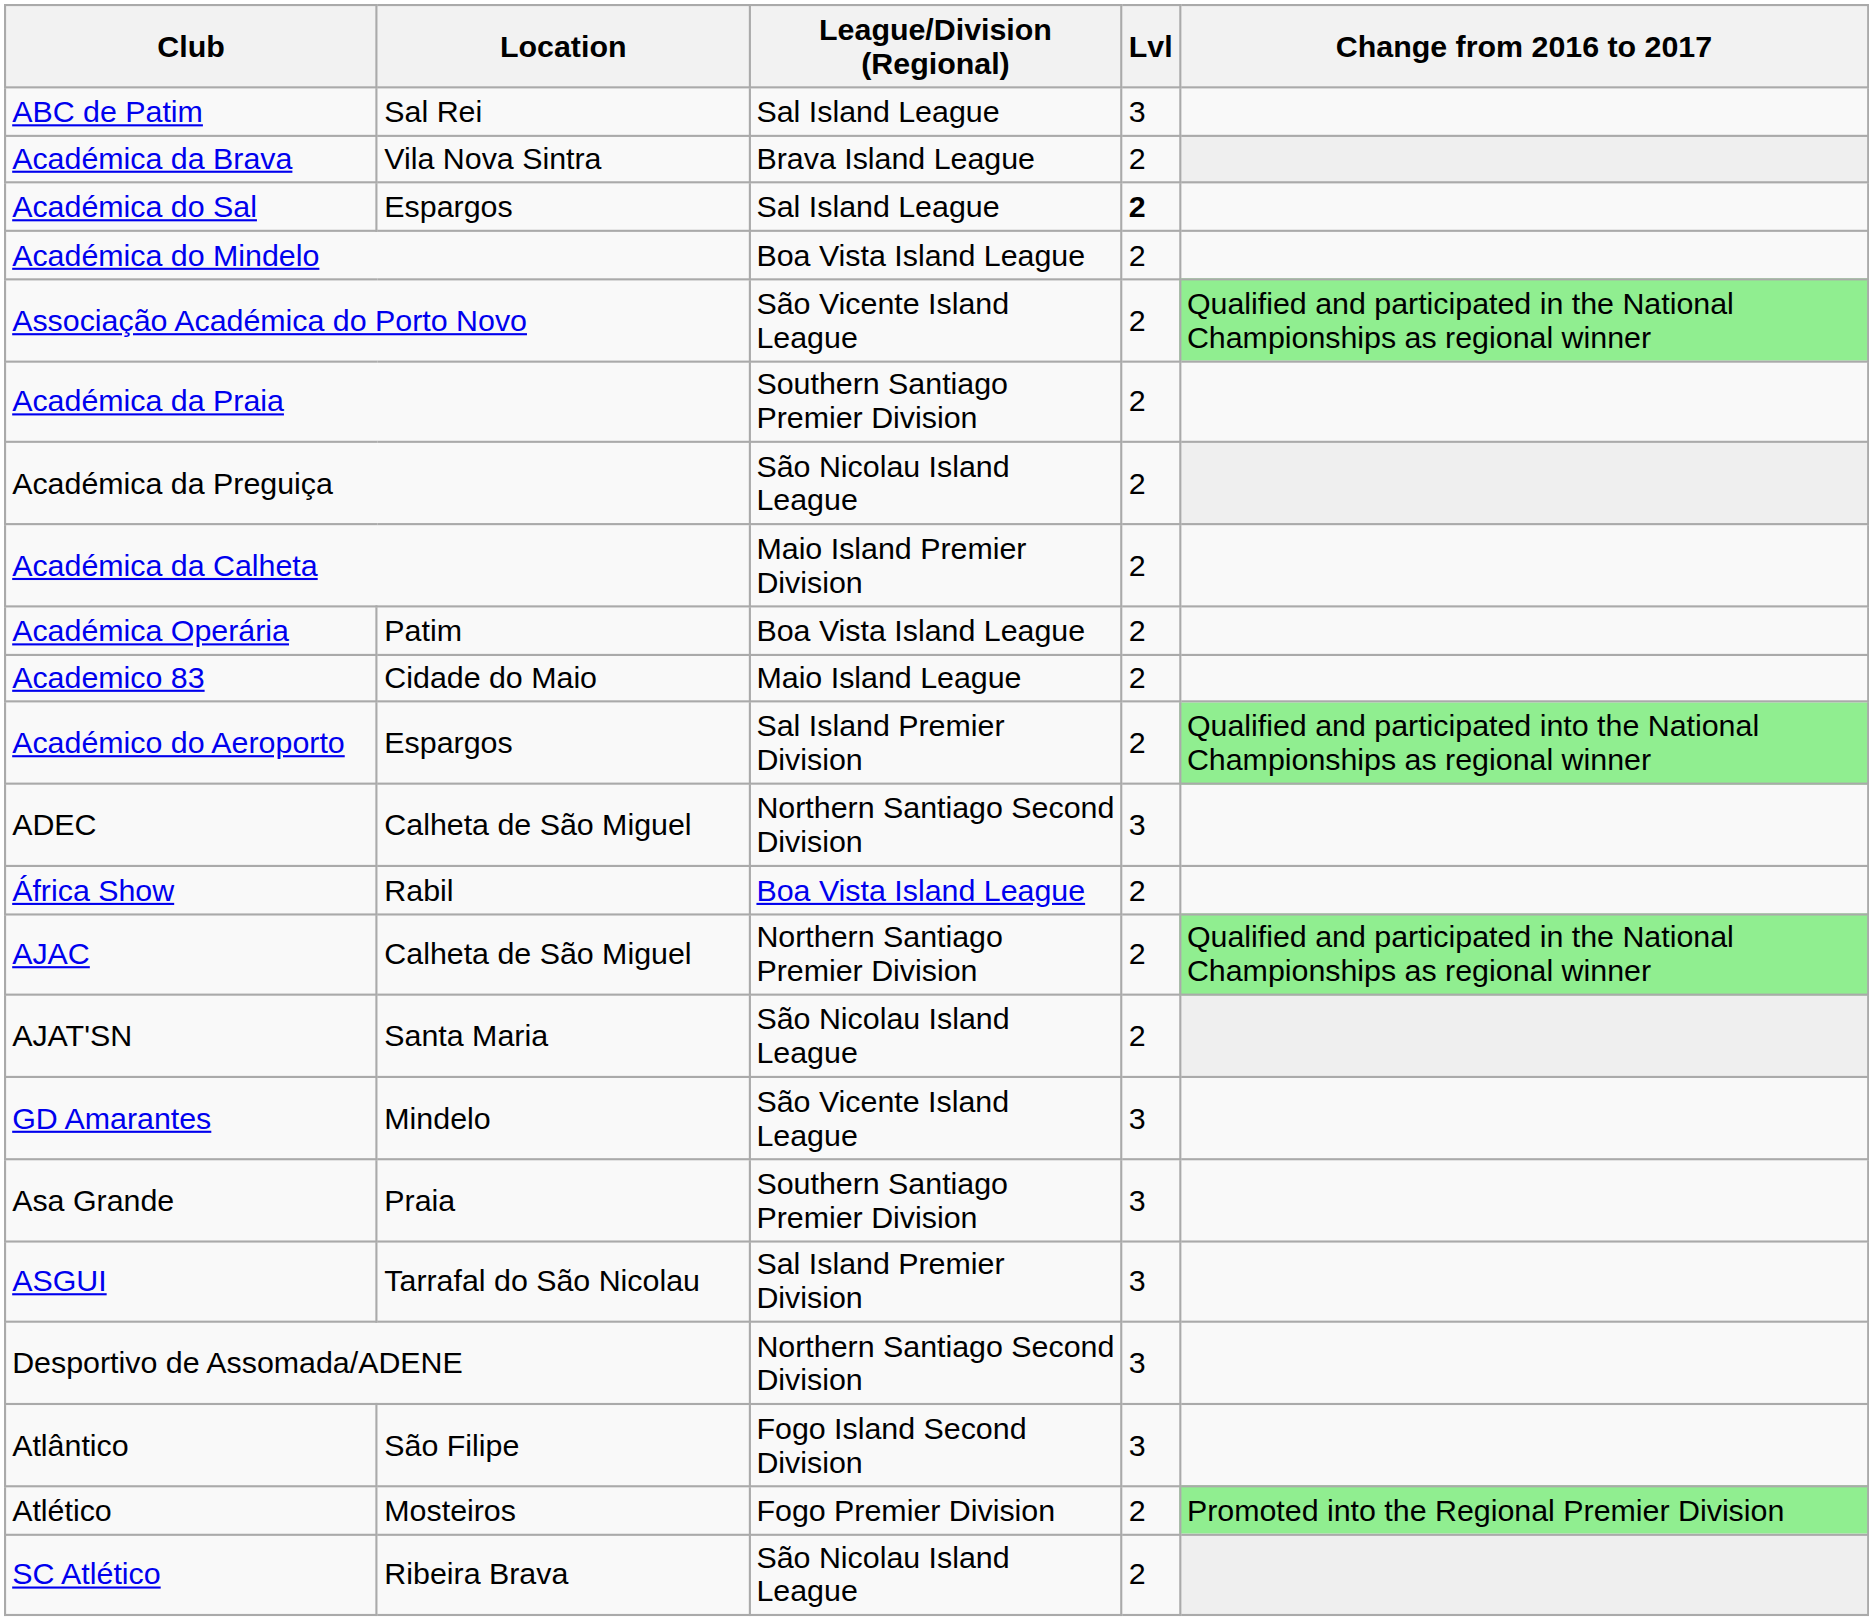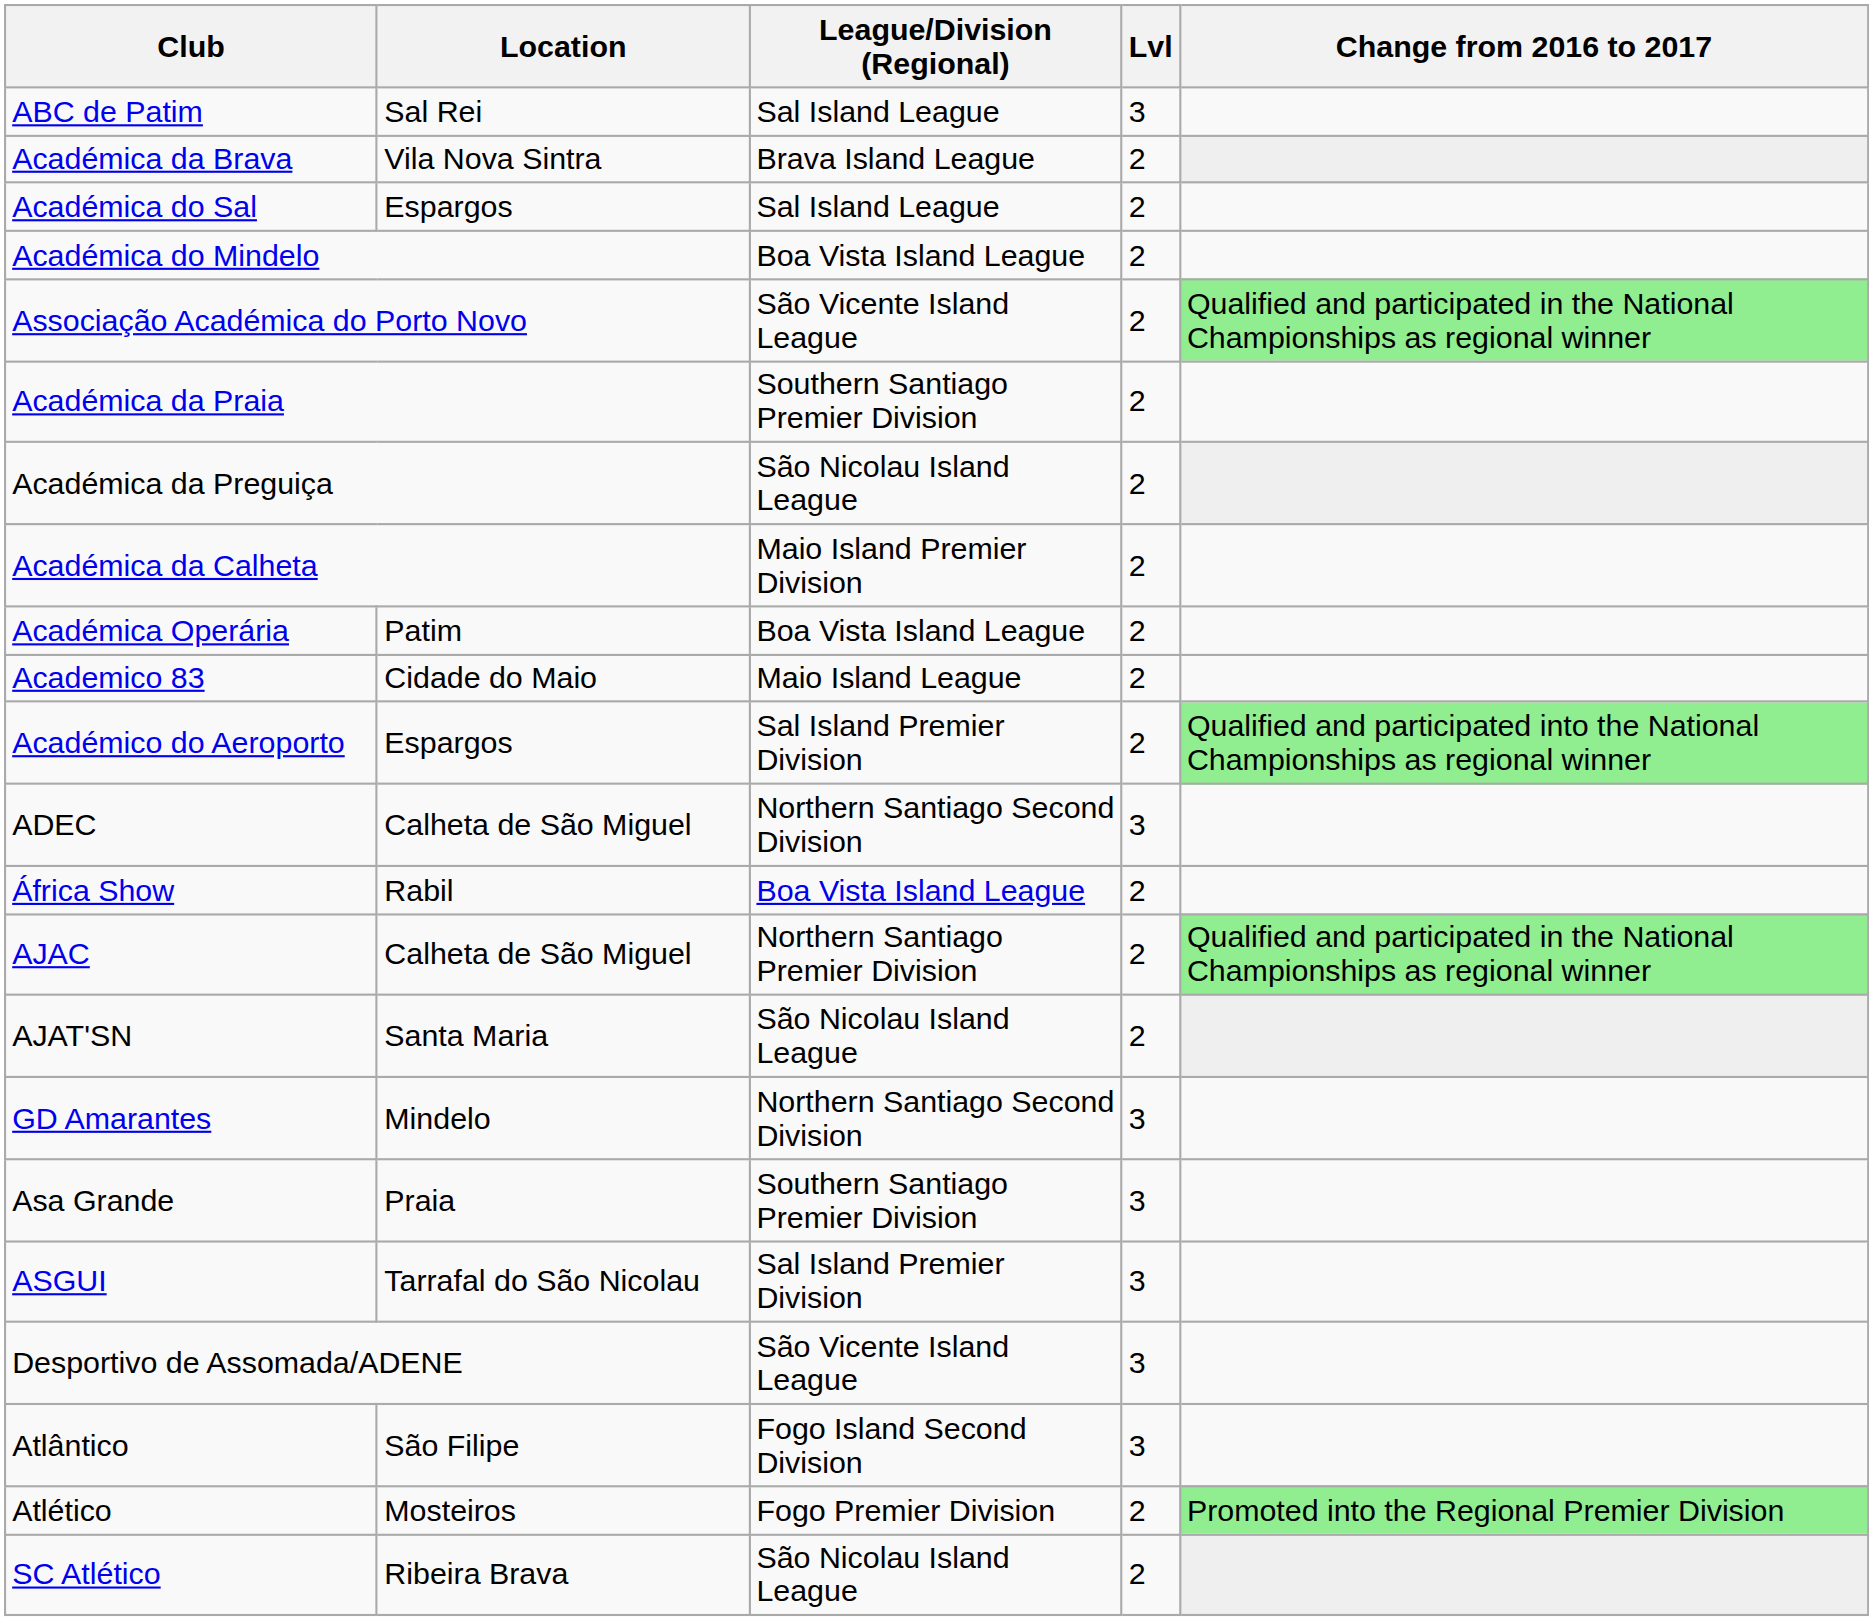(1137, 207) bold -> (1137, 207) normal
(883, 1118) São Vicente Island League -> (935, 1118) Northern Santiago Second Division
(935, 1363) Northern Santiago Second Division -> (883, 1363) São Vicente Island League
